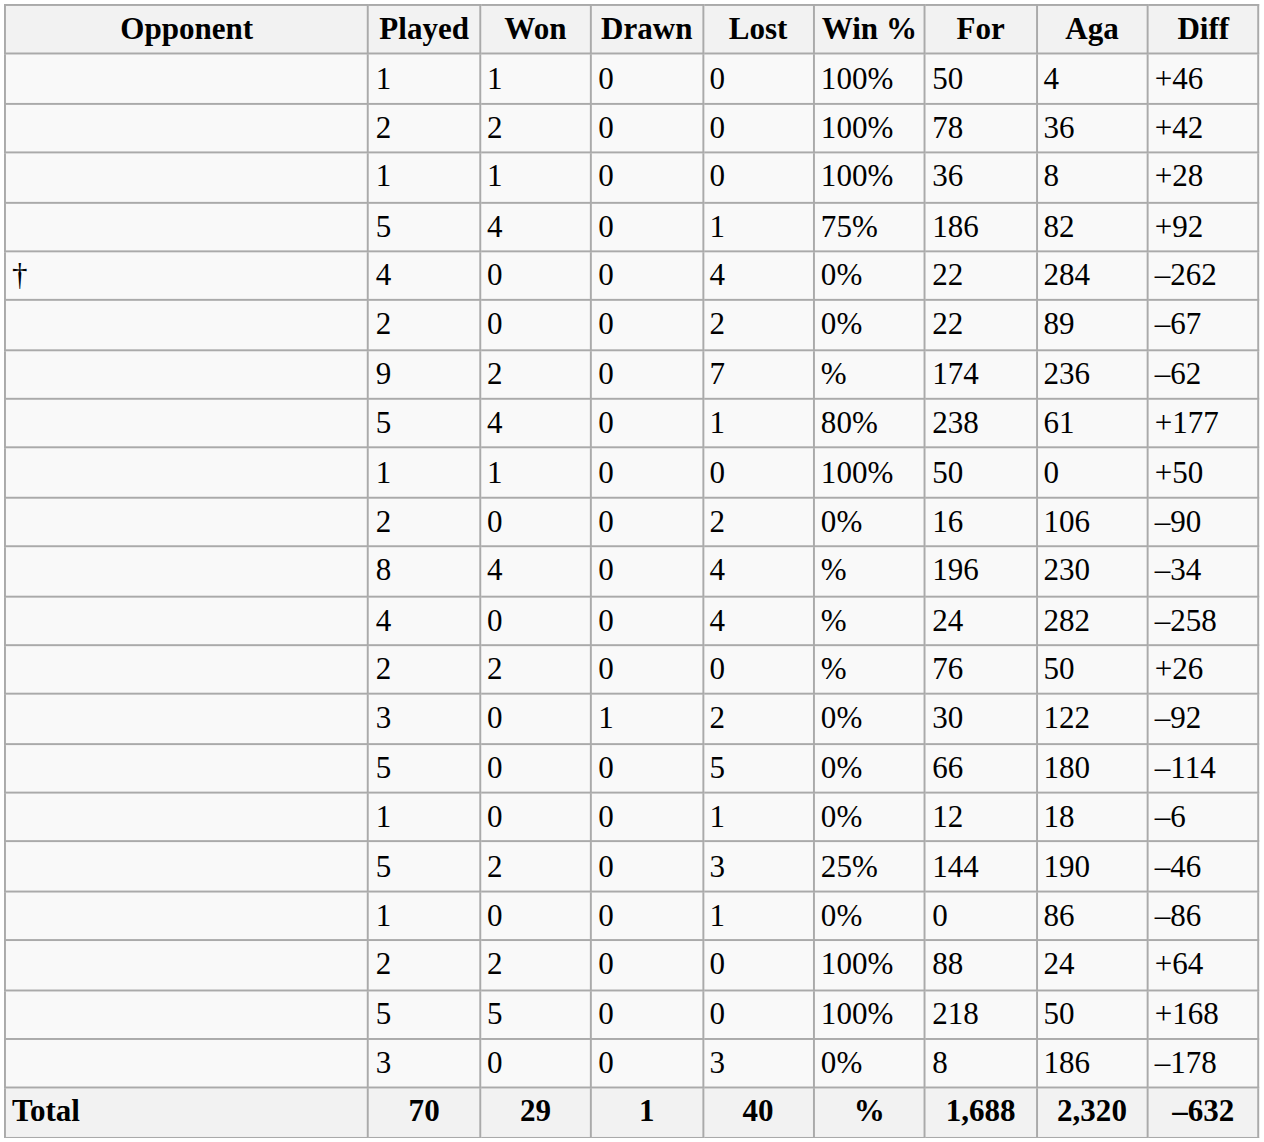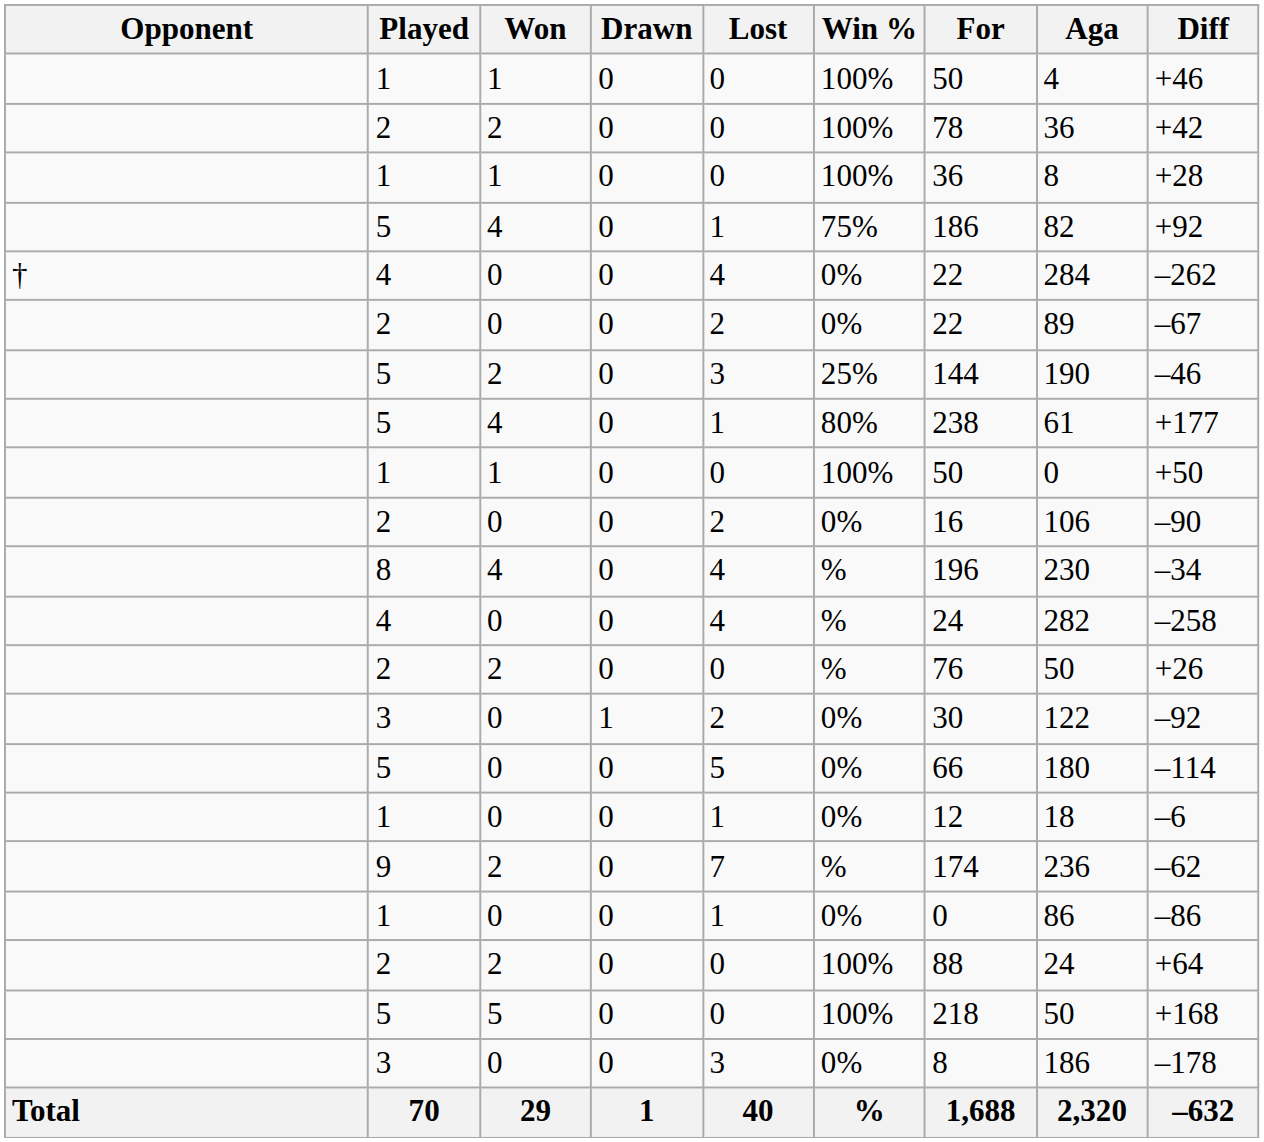rows swapped: (383, 865) <-> (383, 373)
